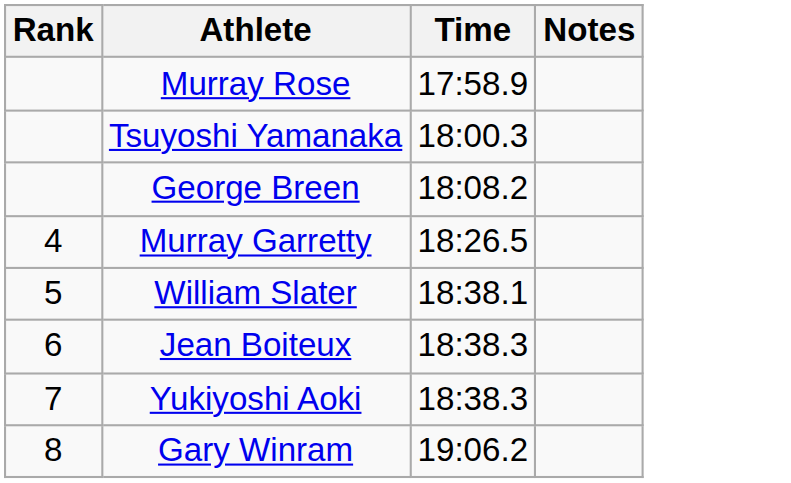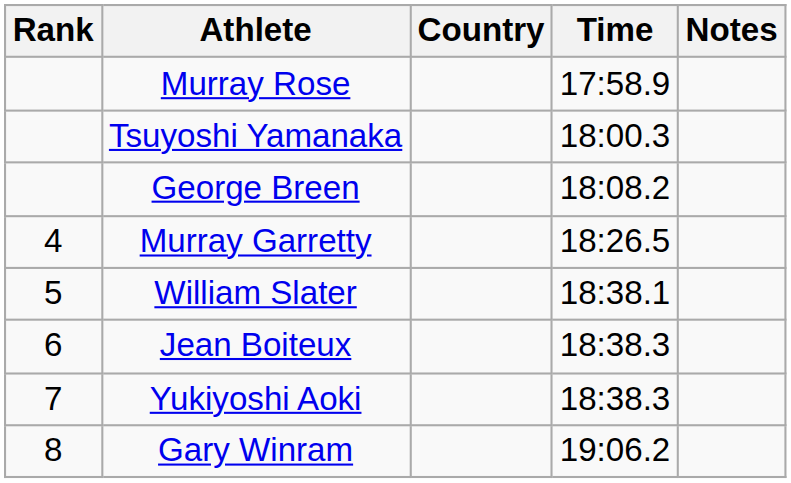+ column: (481, 30)
